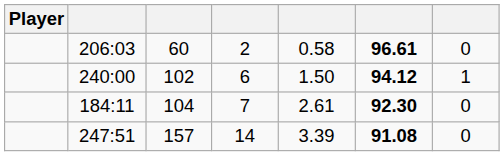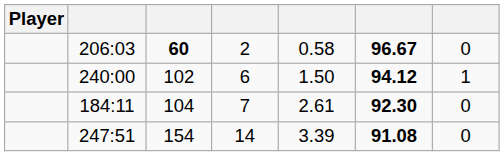(179, 48) normal -> (179, 48) bold
(394, 48) 96.61 -> (394, 48) 96.67
(179, 135) 157 -> (179, 135) 154
